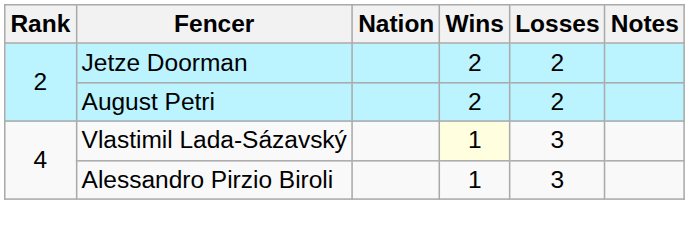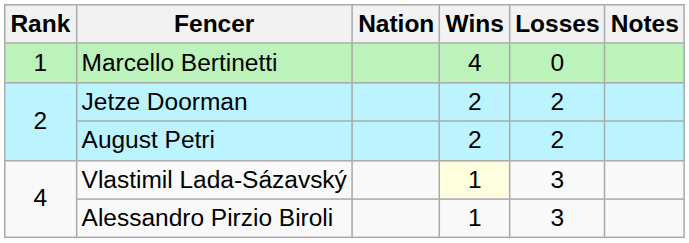+ row: (180, 62)
